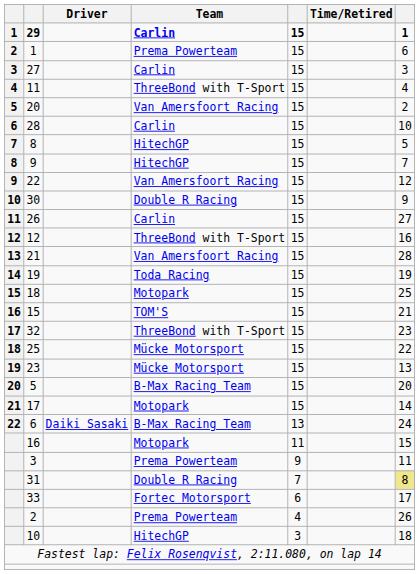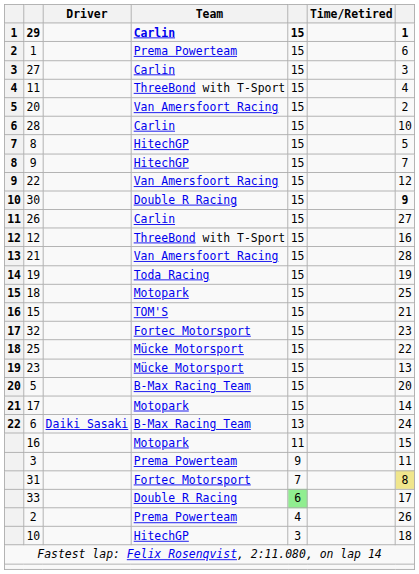(405, 200) normal -> (405, 200) bold
(209, 331) ThreeBond with T-Sport -> (192, 331) Fortec Motorsport
(185, 480) Double R Racing -> (192, 480) Fortec Motorsport
(192, 499) Fortec Motorsport -> (185, 499) Double R Racing
(298, 499) no background -> (298, 499) lightgreen background
